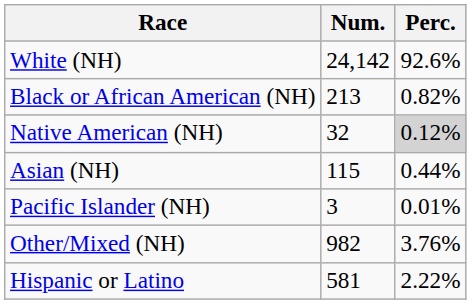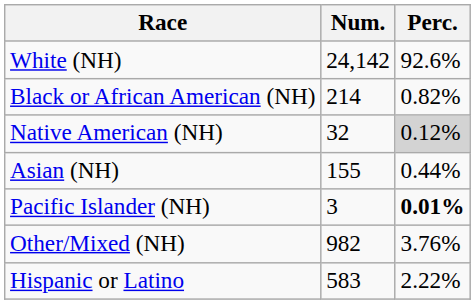(344, 96) 213 -> (344, 96) 214
(343, 170) 115 -> (344, 170) 155
(431, 206) normal -> (433, 206) bold
(344, 280) 581 -> (344, 280) 583
